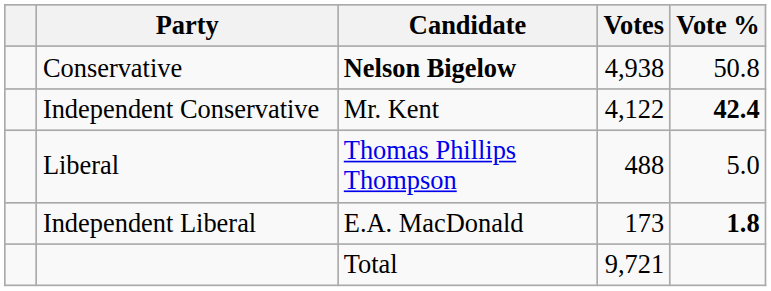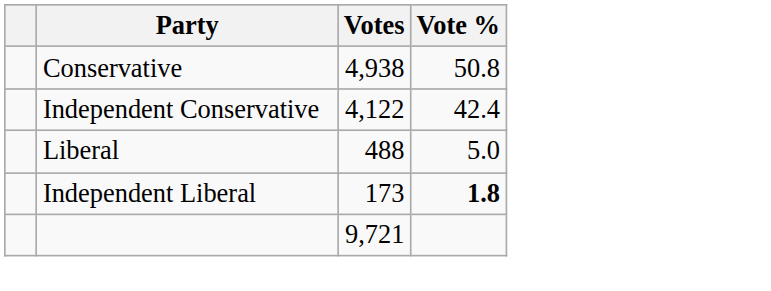- column: (468, 25)
(737, 109) bold -> (477, 109) normal
